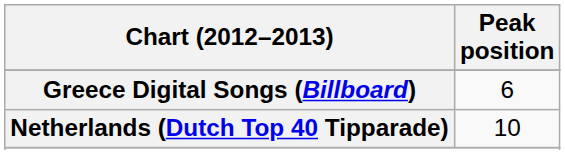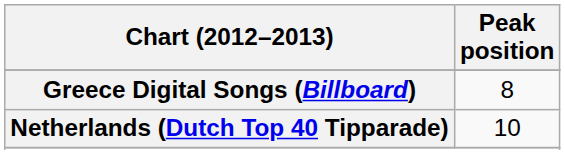(507, 89) 6 -> (507, 89) 8
